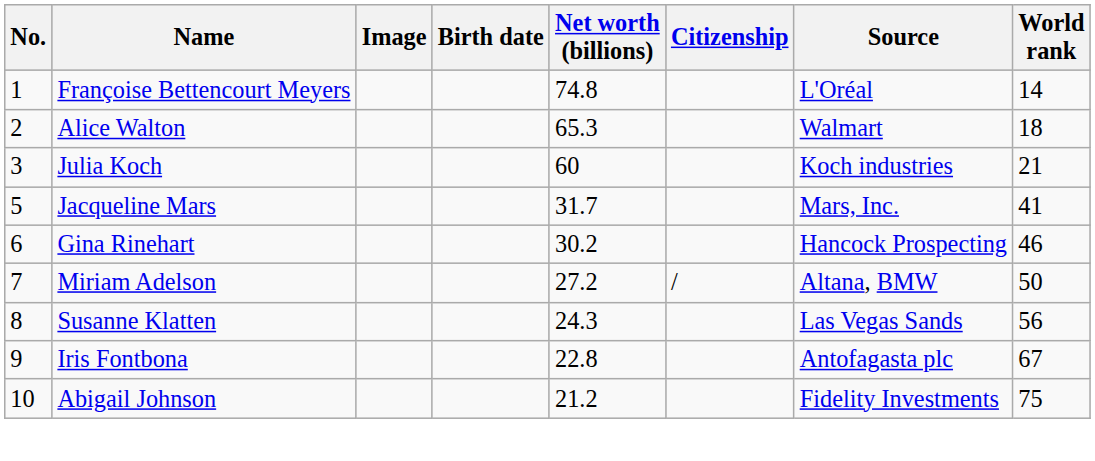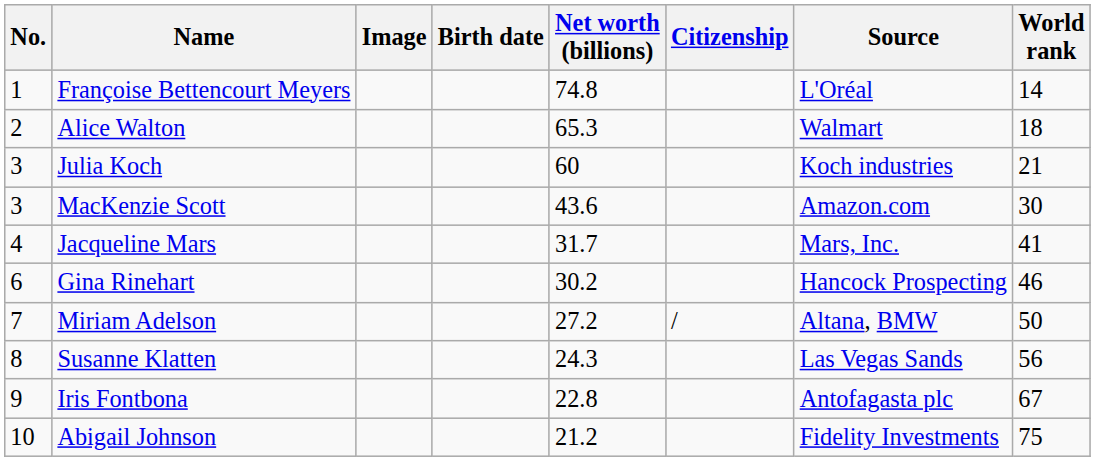+ row: (141, 205)
(16, 205) 5 -> (16, 243) 4
